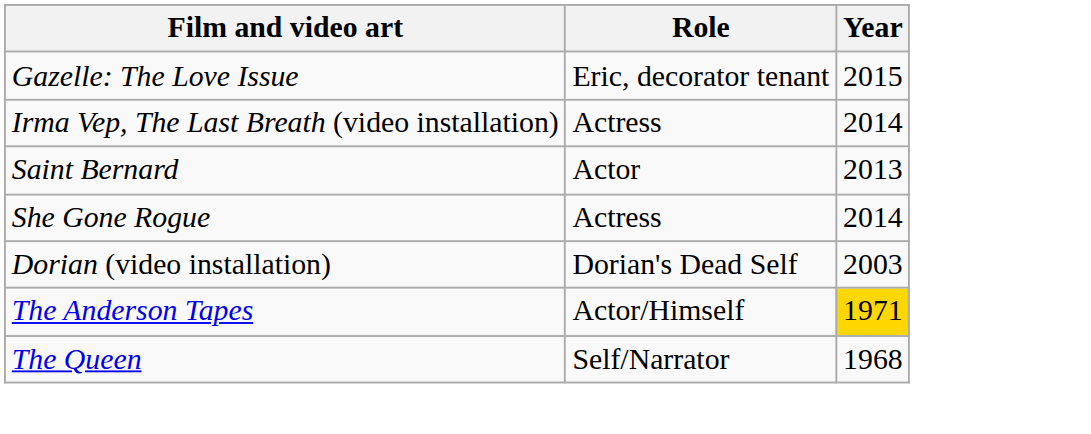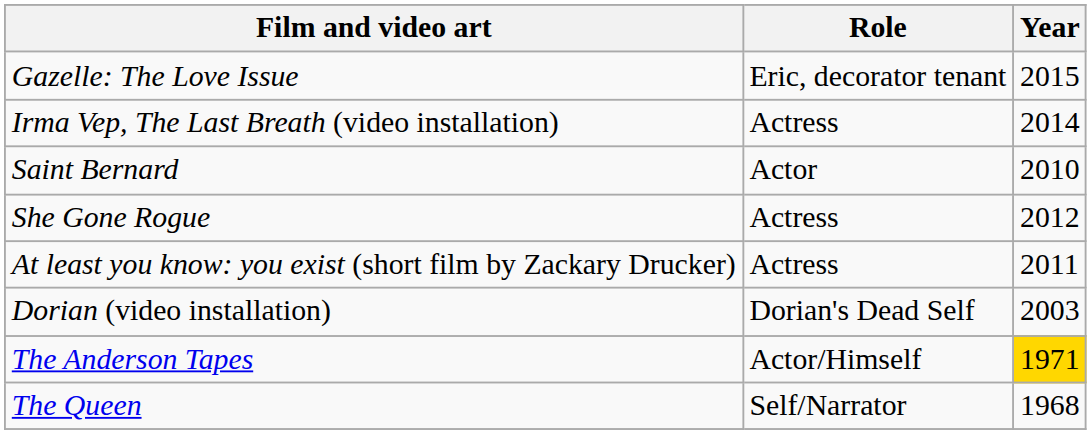(873, 169) 2013 -> (1050, 169) 2010
(873, 216) 2014 -> (1050, 216) 2012
+ row: (374, 264)
